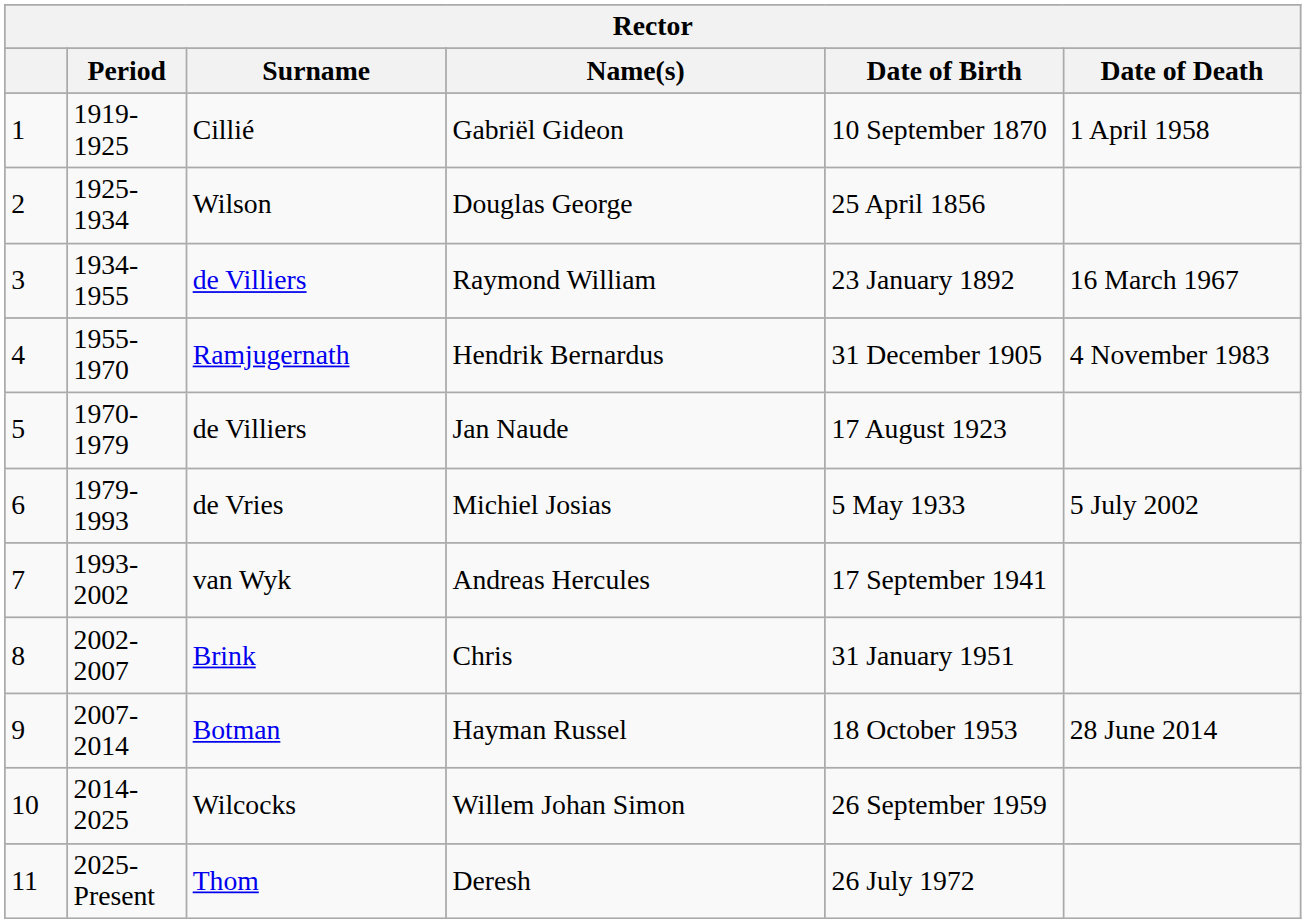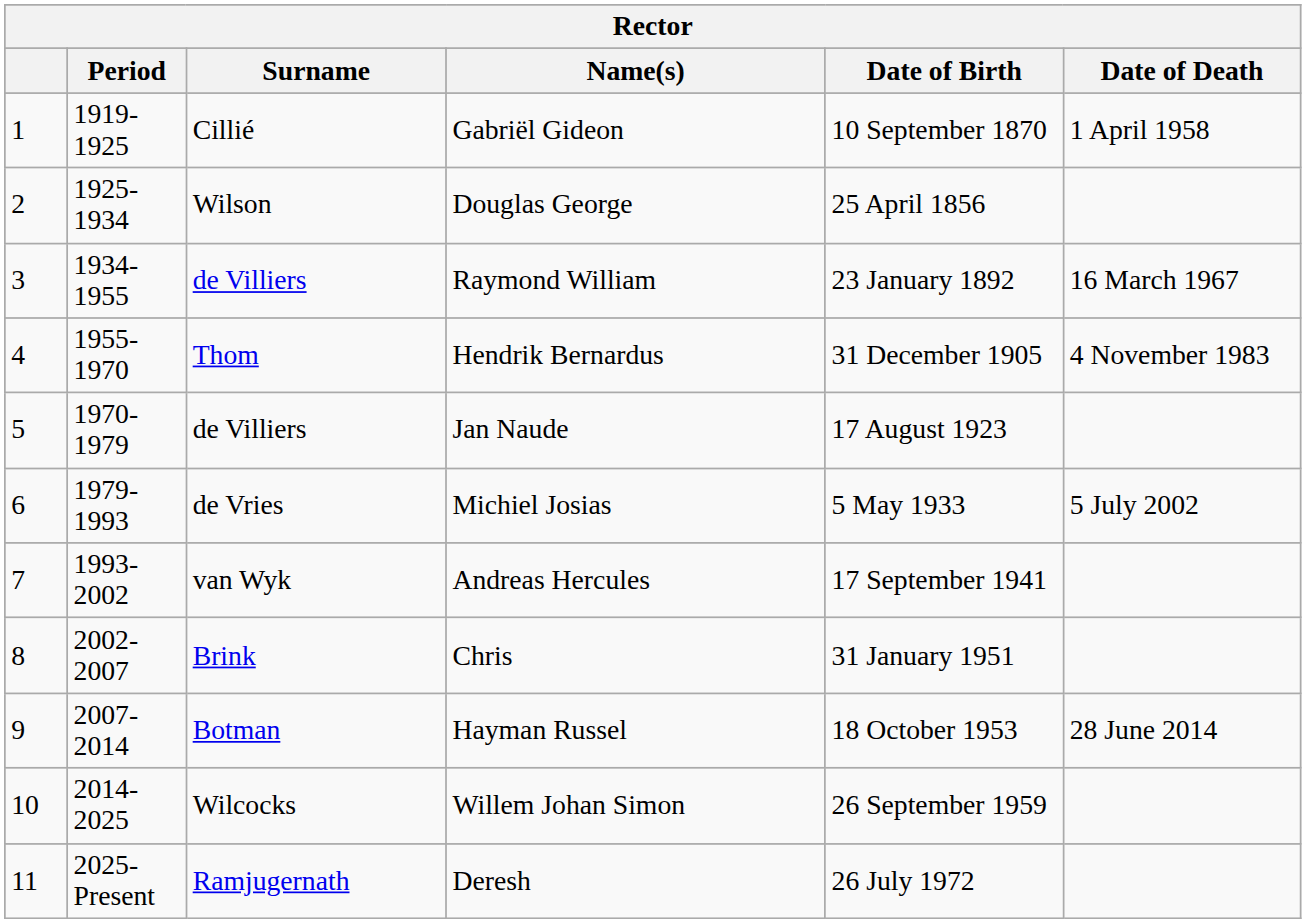(271, 354) Ramjugernath -> (226, 354) Thom
(226, 880) Thom -> (271, 880) Ramjugernath
